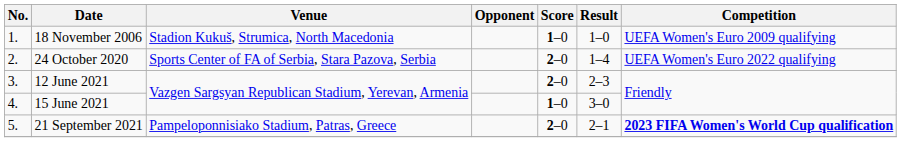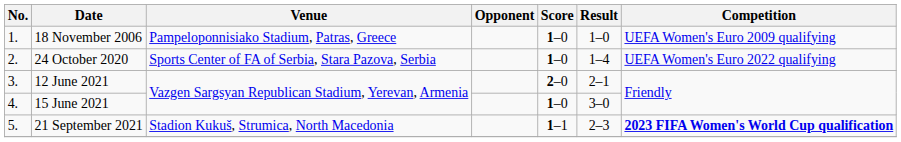(271, 37) Stadion Kukuš, Strumica, North Macedonia -> (273, 37) Pampeloponnisiako Stadium, Patras, Greece
(557, 59) 2–0 -> (557, 59) 1–0
(599, 81) 2–3 -> (599, 81) 2–1
(273, 125) Pampeloponnisiako Stadium, Patras, Greece -> (271, 125) Stadion Kukuš, Strumica, North Macedonia
(557, 125) 2–0 -> (557, 125) 1–1
(599, 125) 2–1 -> (599, 125) 2–3
